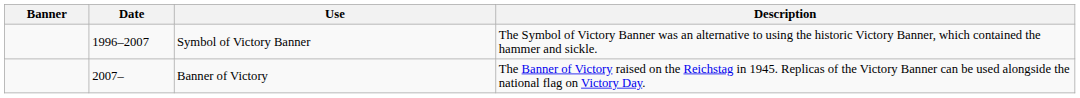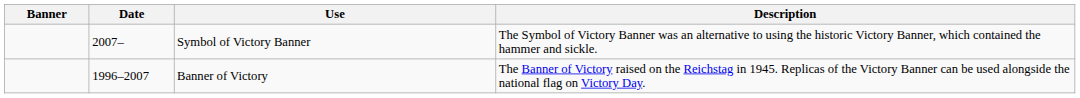(121, 41) 1996–2007 -> (108, 41) 2007–
(108, 75) 2007– -> (121, 75) 1996–2007
